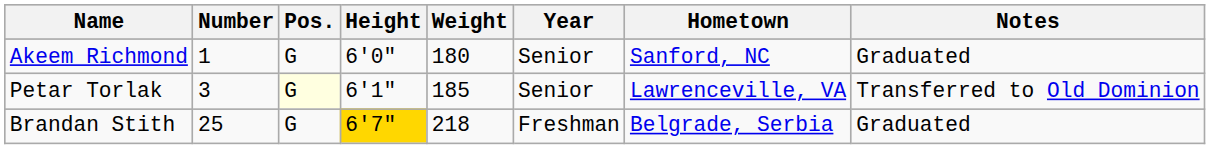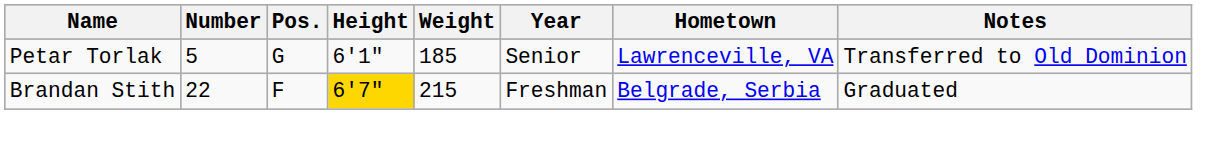- row: (99, 57)
(204, 91) 3 -> (192, 57) 5
(291, 91) lightyellow background -> (278, 57) no background
(211, 126) 25 -> (198, 91) 22
(291, 126) G -> (278, 91) F
(451, 126) 218 -> (438, 91) 215
